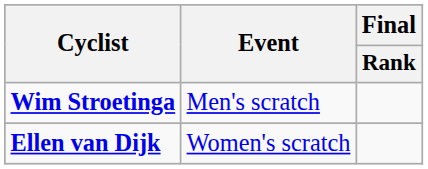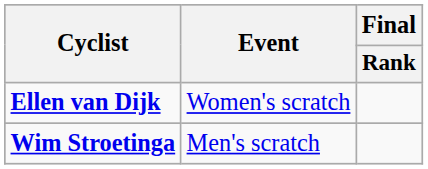rows swapped: (93, 103) <-> (86, 143)
